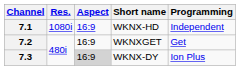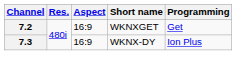- row: (25, 27)
(86, 57) lightgrey background -> (83, 42) no background
